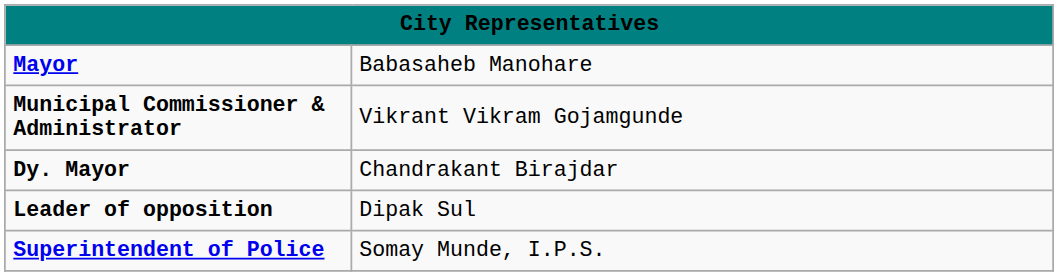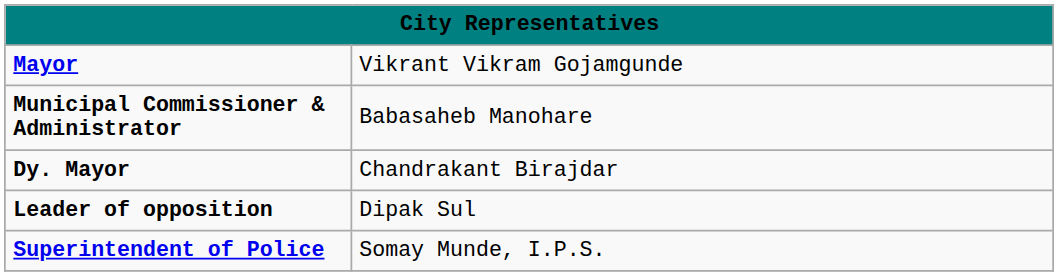(476, 65) Babasaheb Manohare -> (521, 65) Vikrant Vikram Gojamgunde
(521, 118) Vikrant Vikram Gojamgunde -> (476, 118) Babasaheb Manohare
